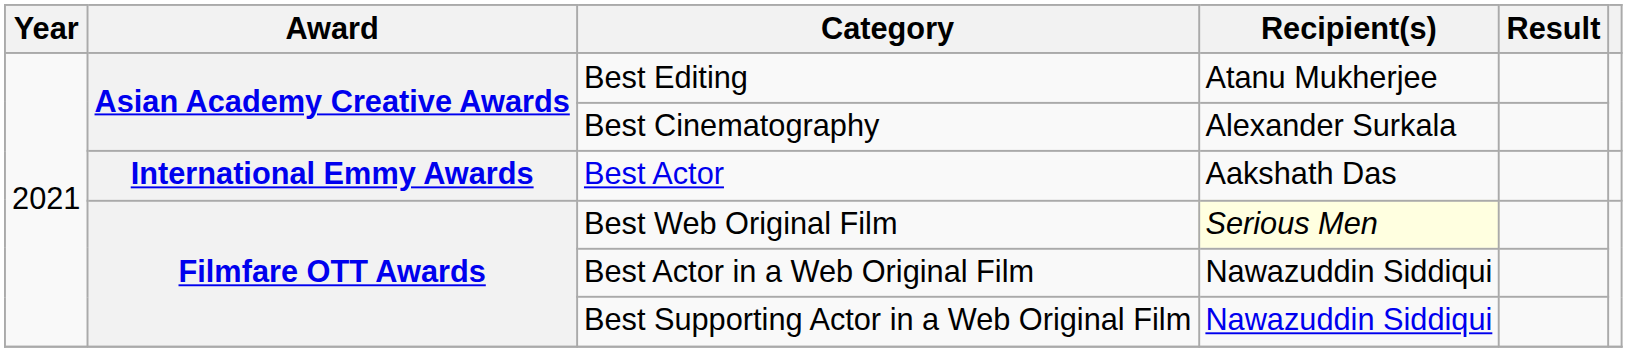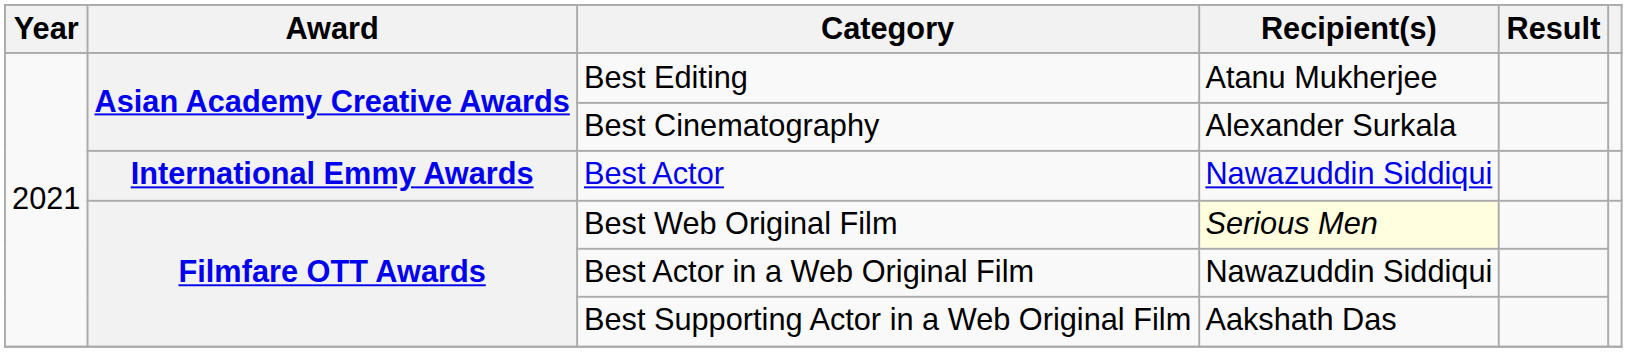(1301, 175) Aakshath Das -> (1349, 175) Nawazuddin Siddiqui
(1349, 321) Nawazuddin Siddiqui -> (1301, 321) Aakshath Das
